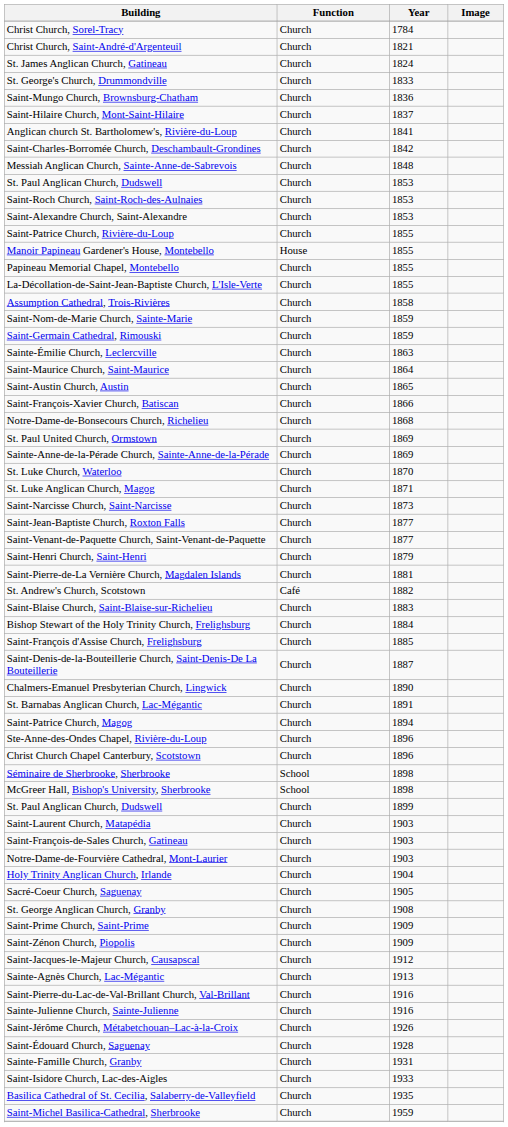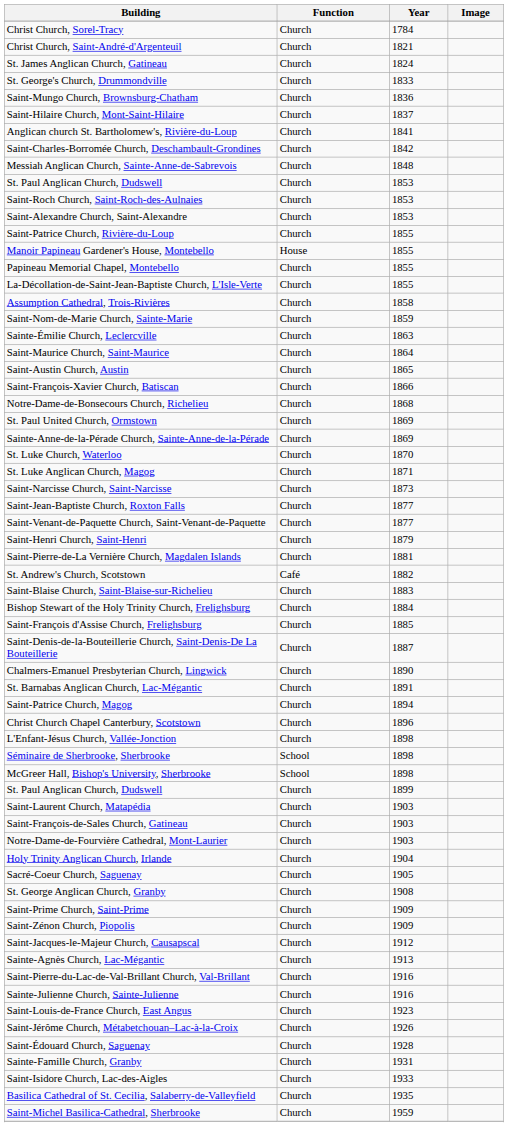- row: (84, 336)
- row: (107, 739)
+ row: (91, 739)
+ row: (99, 1011)
